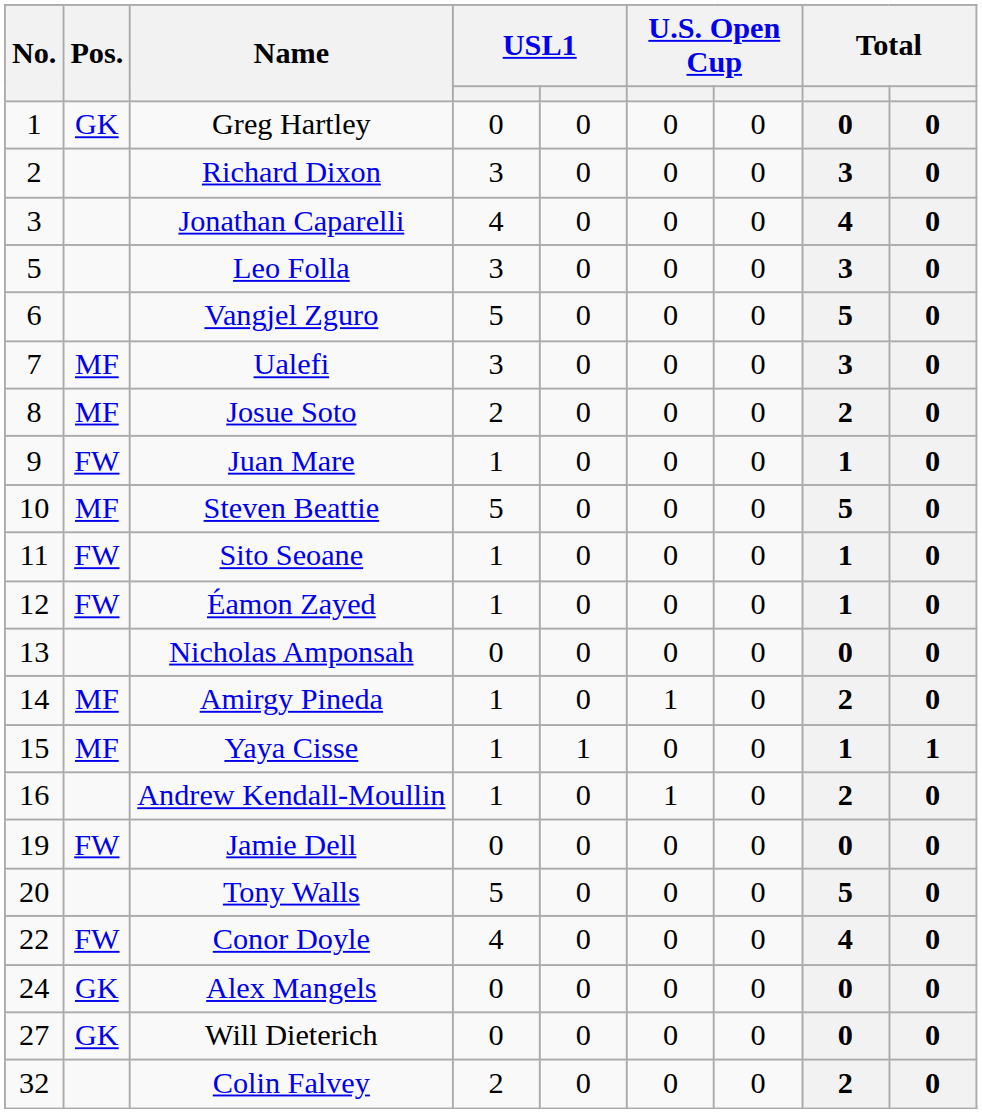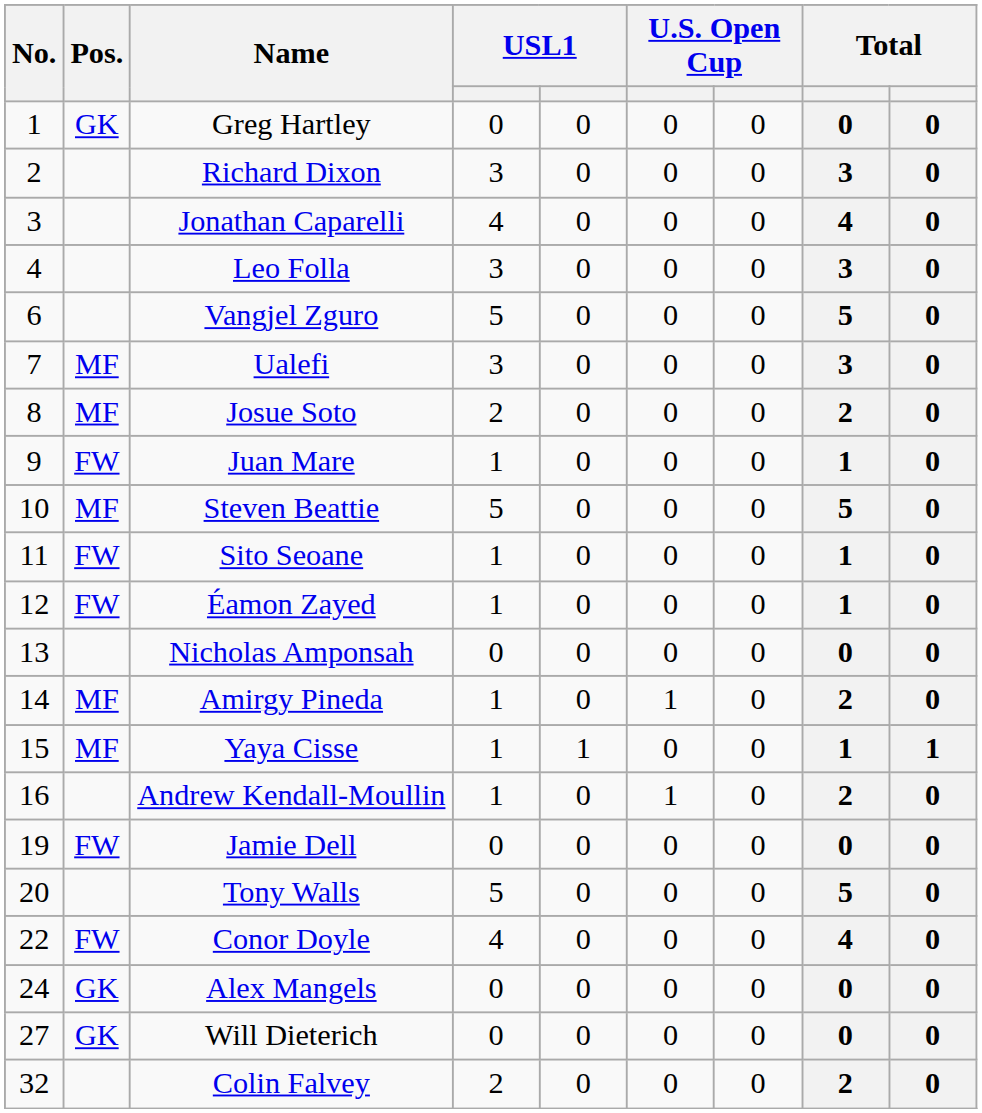(34, 268) 5 -> (34, 268) 4
